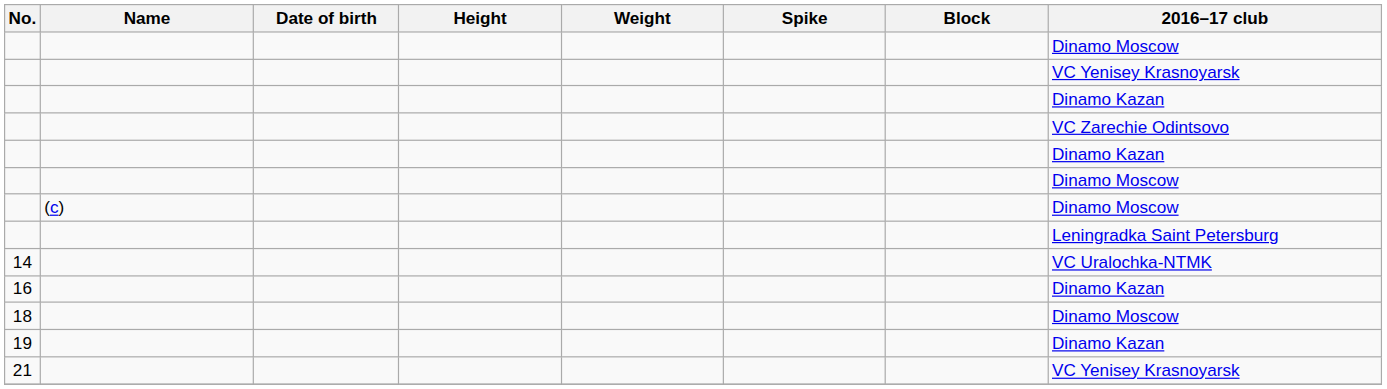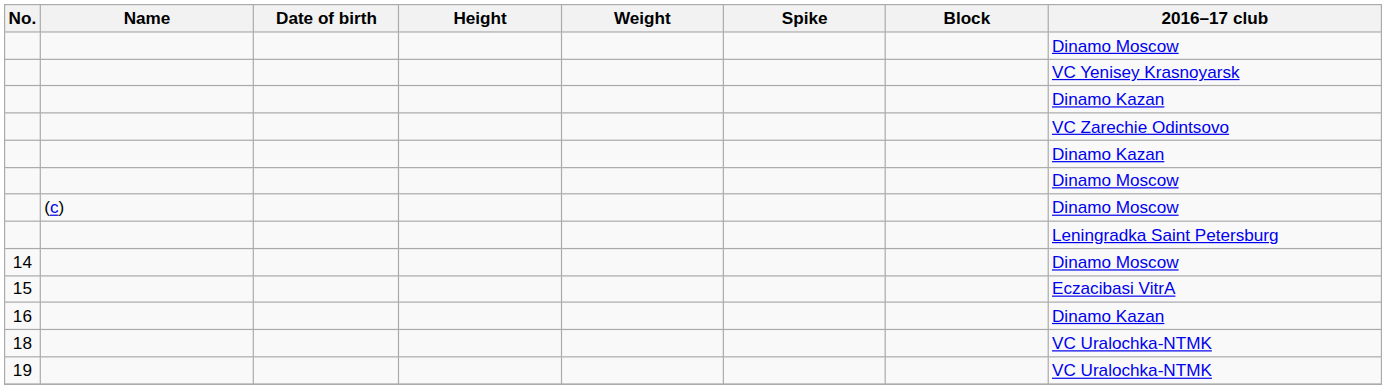(1132, 262) VC Uralochka-NTMK -> (1115, 262) Dinamo Moscow
+ row: (22, 289)
(1115, 316) Dinamo Moscow -> (1132, 343) VC Uralochka-NTMK
(1108, 343) Dinamo Kazan -> (1132, 370) VC Uralochka-NTMK
- row: (22, 370)
